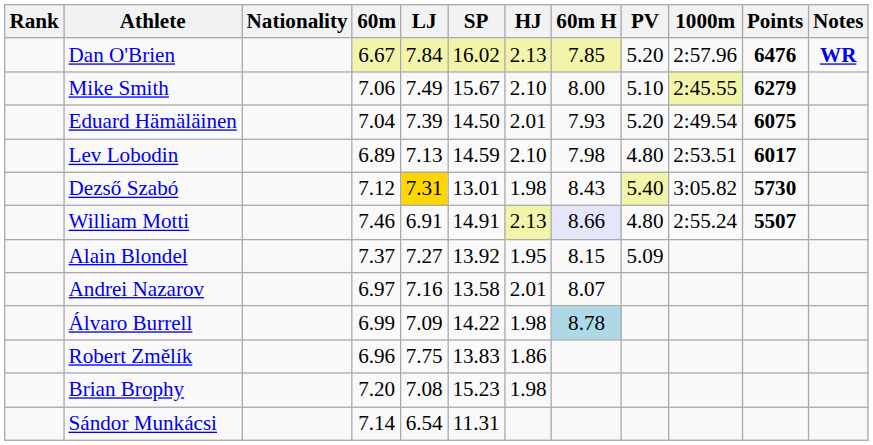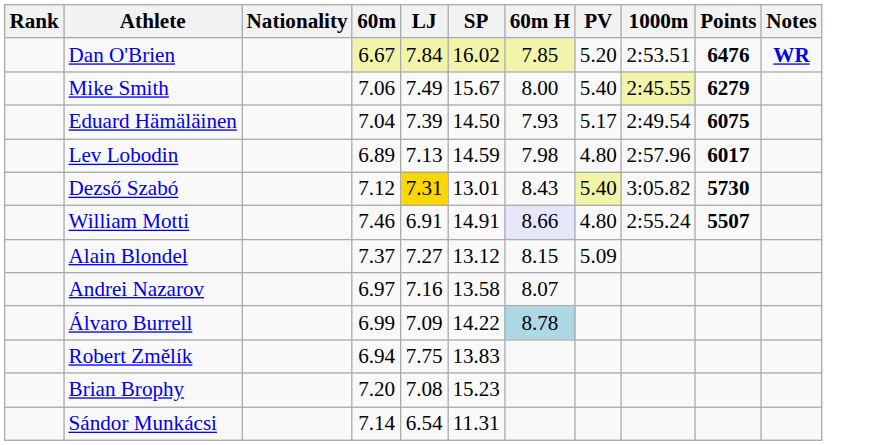- column: (528, 21)
(705, 54) 2:57.96 -> (659, 54) 2:53.51
(645, 88) 5.10 -> (598, 88) 5.40
(645, 121) 5.20 -> (598, 121) 5.17
(705, 155) 2:53.51 -> (659, 155) 2:57.96
(476, 255) 13.92 -> (476, 255) 13.12
(377, 356) 6.96 -> (377, 356) 6.94
